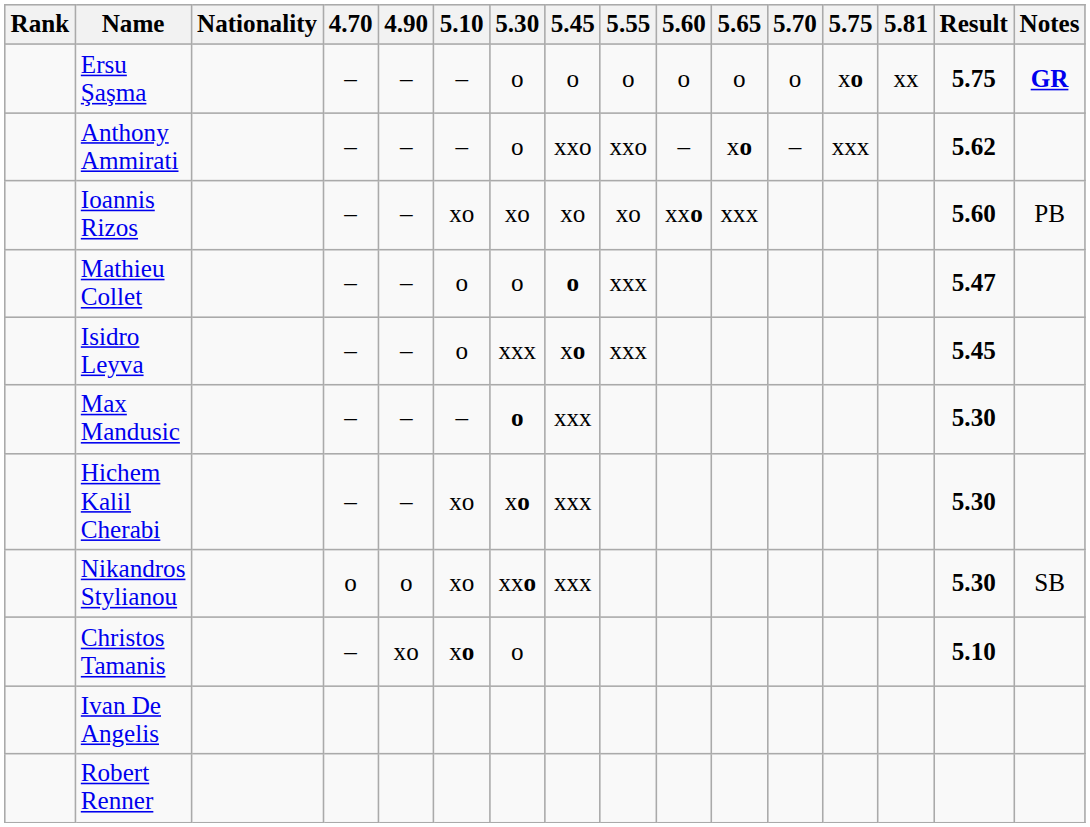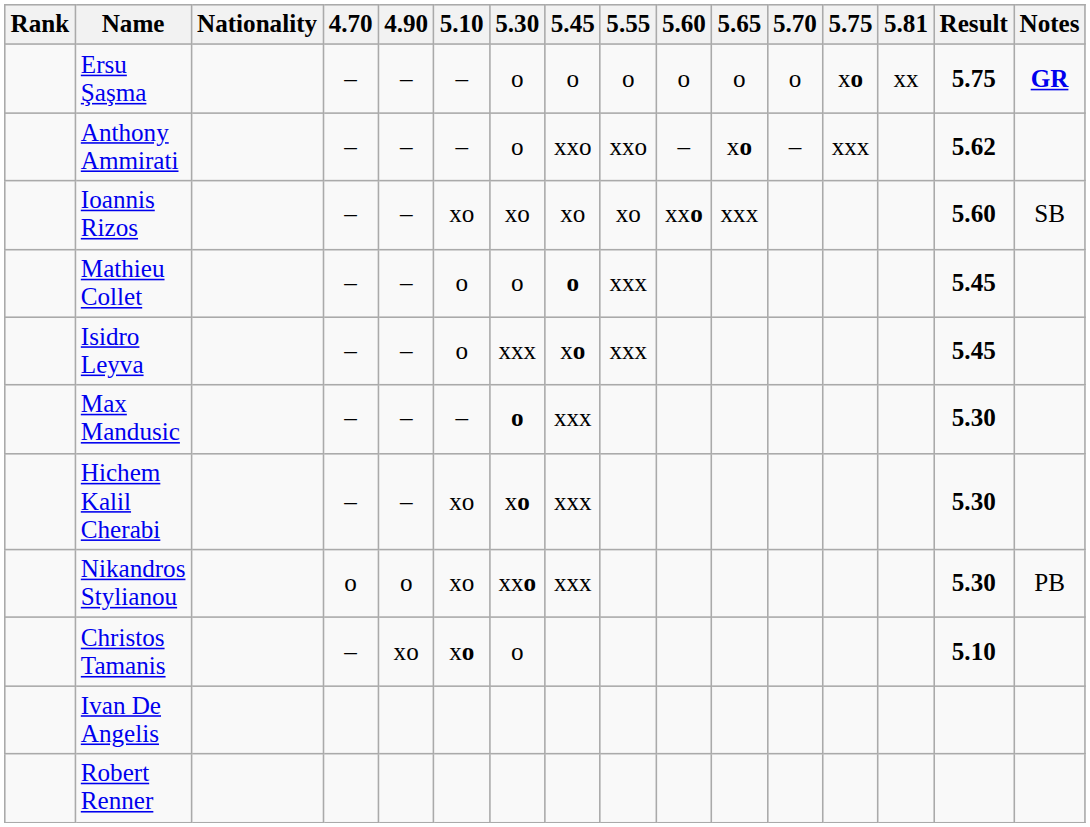(1050, 214) PB -> (1050, 214) SB
(974, 282) 5.47 -> (974, 282) 5.45
(1050, 583) SB -> (1050, 583) PB
